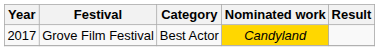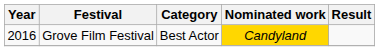(22, 35) 2017 -> (22, 35) 2016
